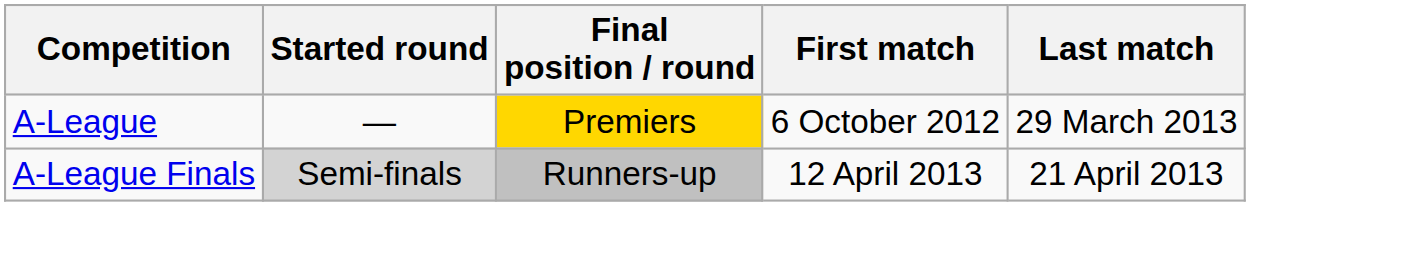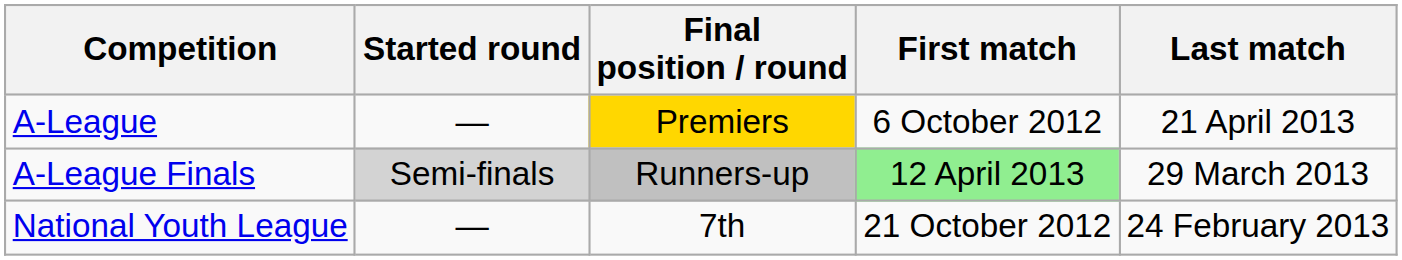(1126, 121) 29 March 2013 -> (1258, 121) 21 April 2013
(885, 173) no background -> (987, 173) lightgreen background
(1126, 173) 21 April 2013 -> (1258, 173) 29 March 2013
+ row: (180, 226)
